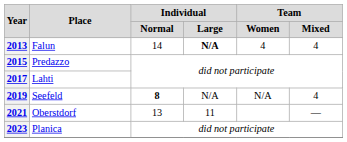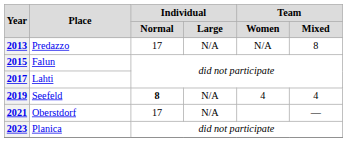(44, 45) Falun -> (51, 45) Predazzo
(157, 45) 14 -> (157, 45) 17
(210, 45) bold -> (210, 45) normal
(263, 45) 4 -> (263, 45) N/A
(316, 45) 4 -> (316, 45) 8
(51, 62) Predazzo -> (44, 62) Falun
(263, 95) N/A -> (263, 95) 4
(157, 112) 13 -> (157, 112) 17
(210, 112) 11 -> (210, 112) N/A
